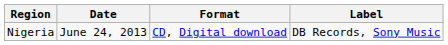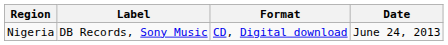columns swapped: (103, 14) <-> (366, 14)
